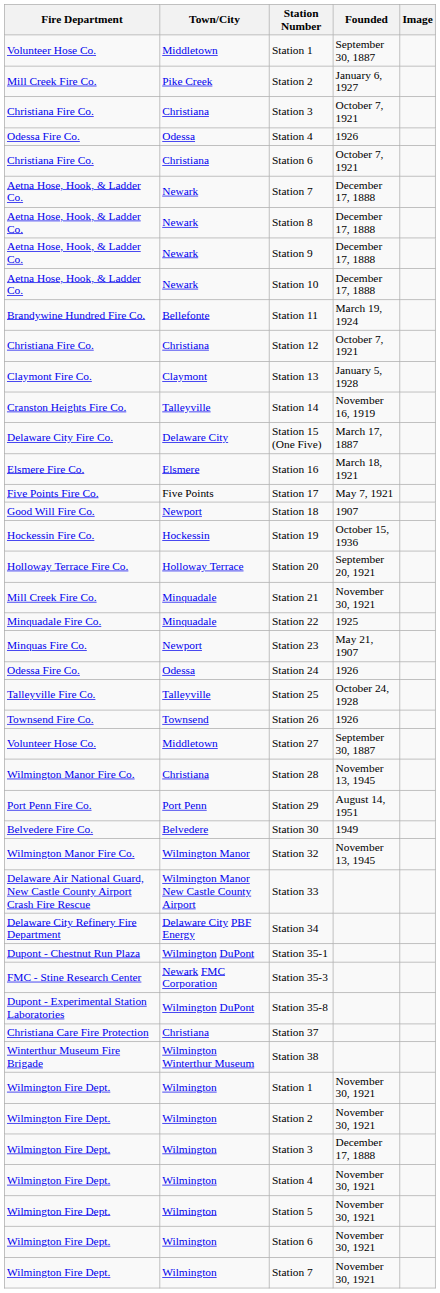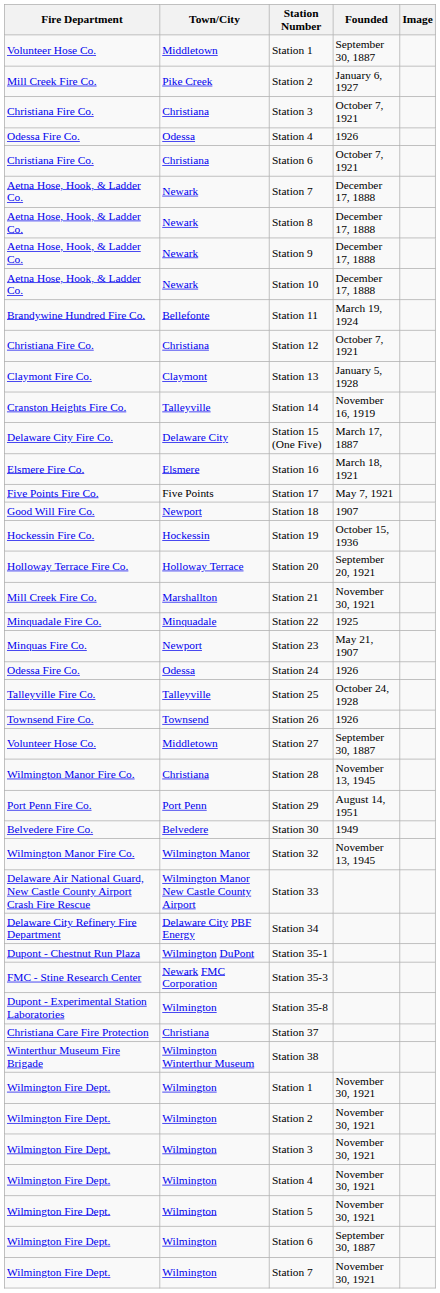(189, 597) Minquadale -> (190, 597) Marshallton
(208, 1008) Wilmington DuPont -> (189, 1008) Wilmington
(359, 1149) December 17, 1888 -> (359, 1149) November 30, 1921
(359, 1241) November 30, 1921 -> (360, 1241) September 30, 1887
